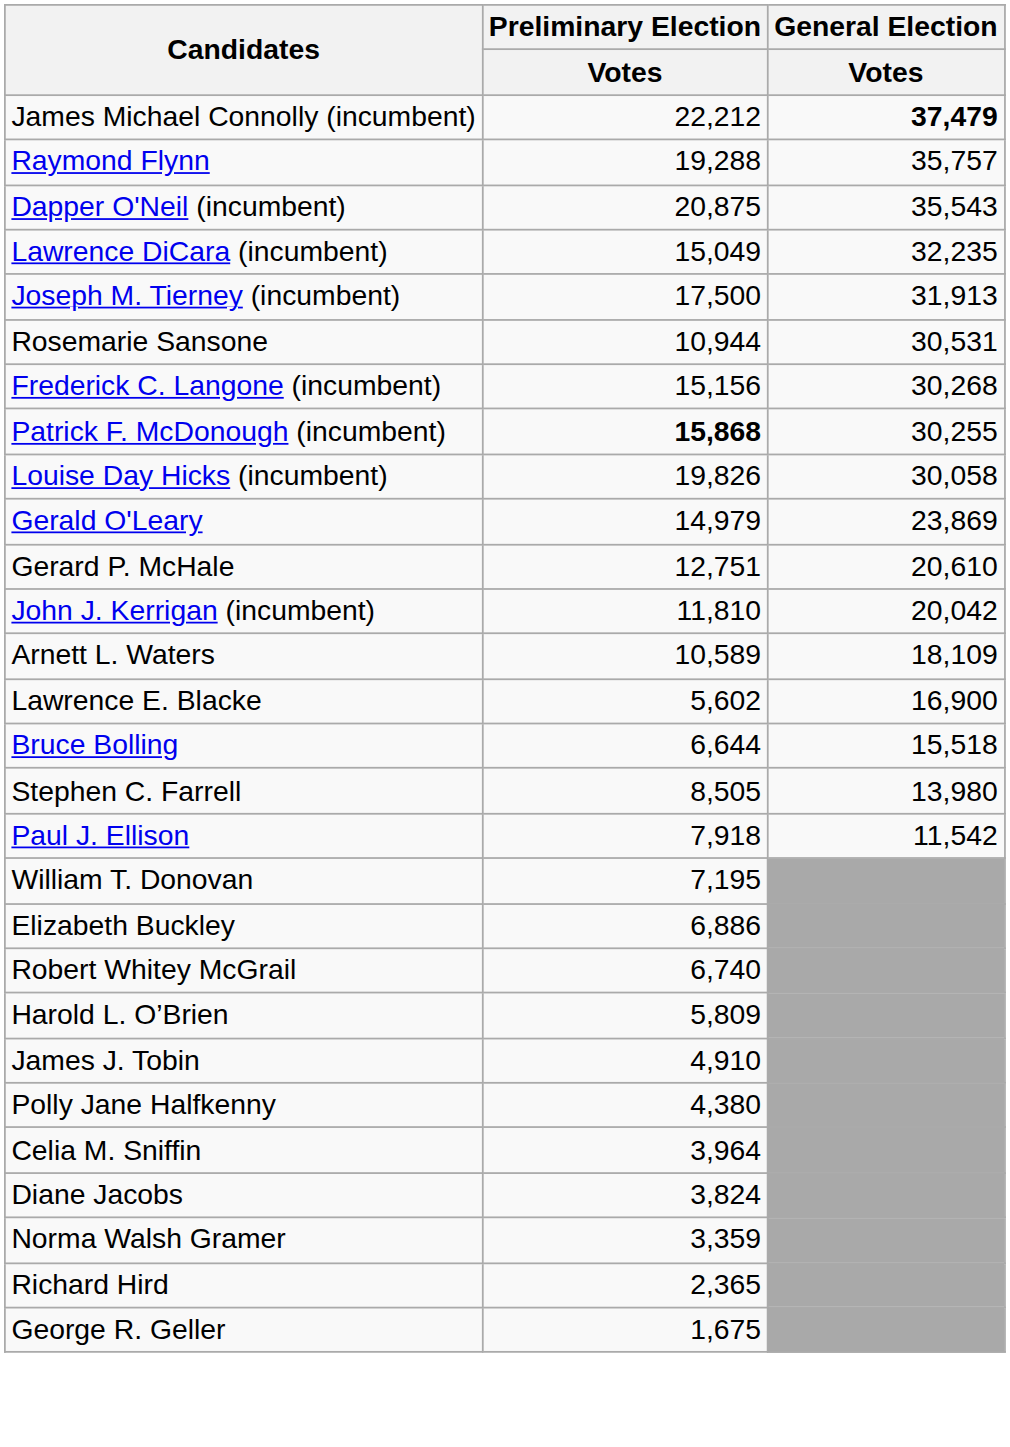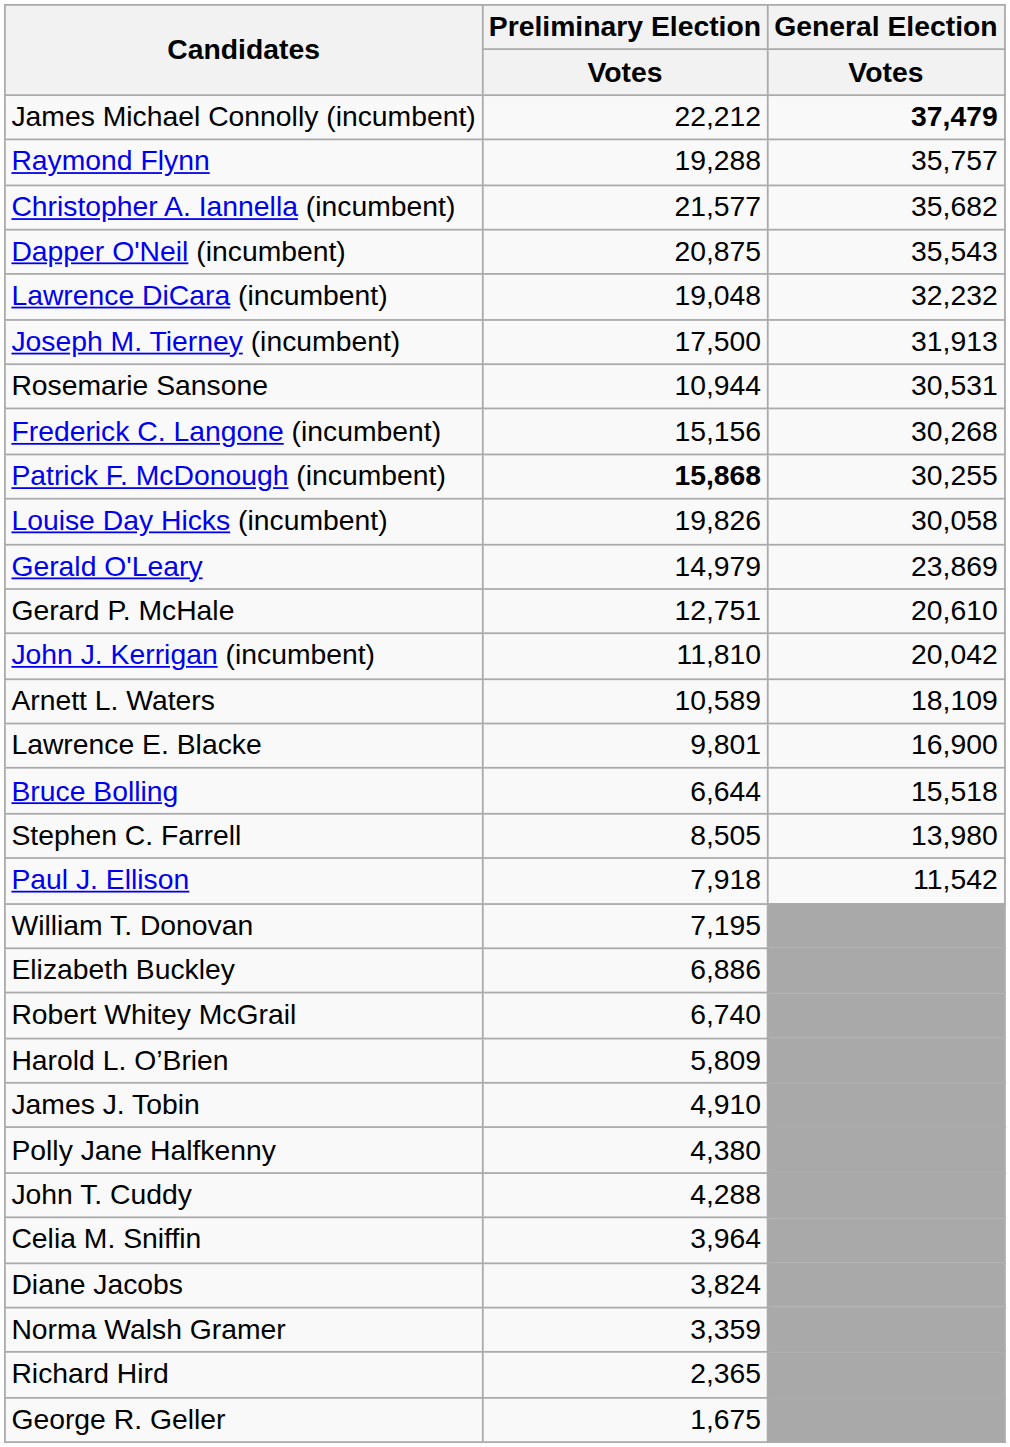+ row: (233, 206)
(718, 251) 15,049 -> (718, 296) 19,048
(954, 251) 32,235 -> (954, 296) 32,232
(726, 700) 5,602 -> (726, 745) 9,801
+ row: (102, 1194)
